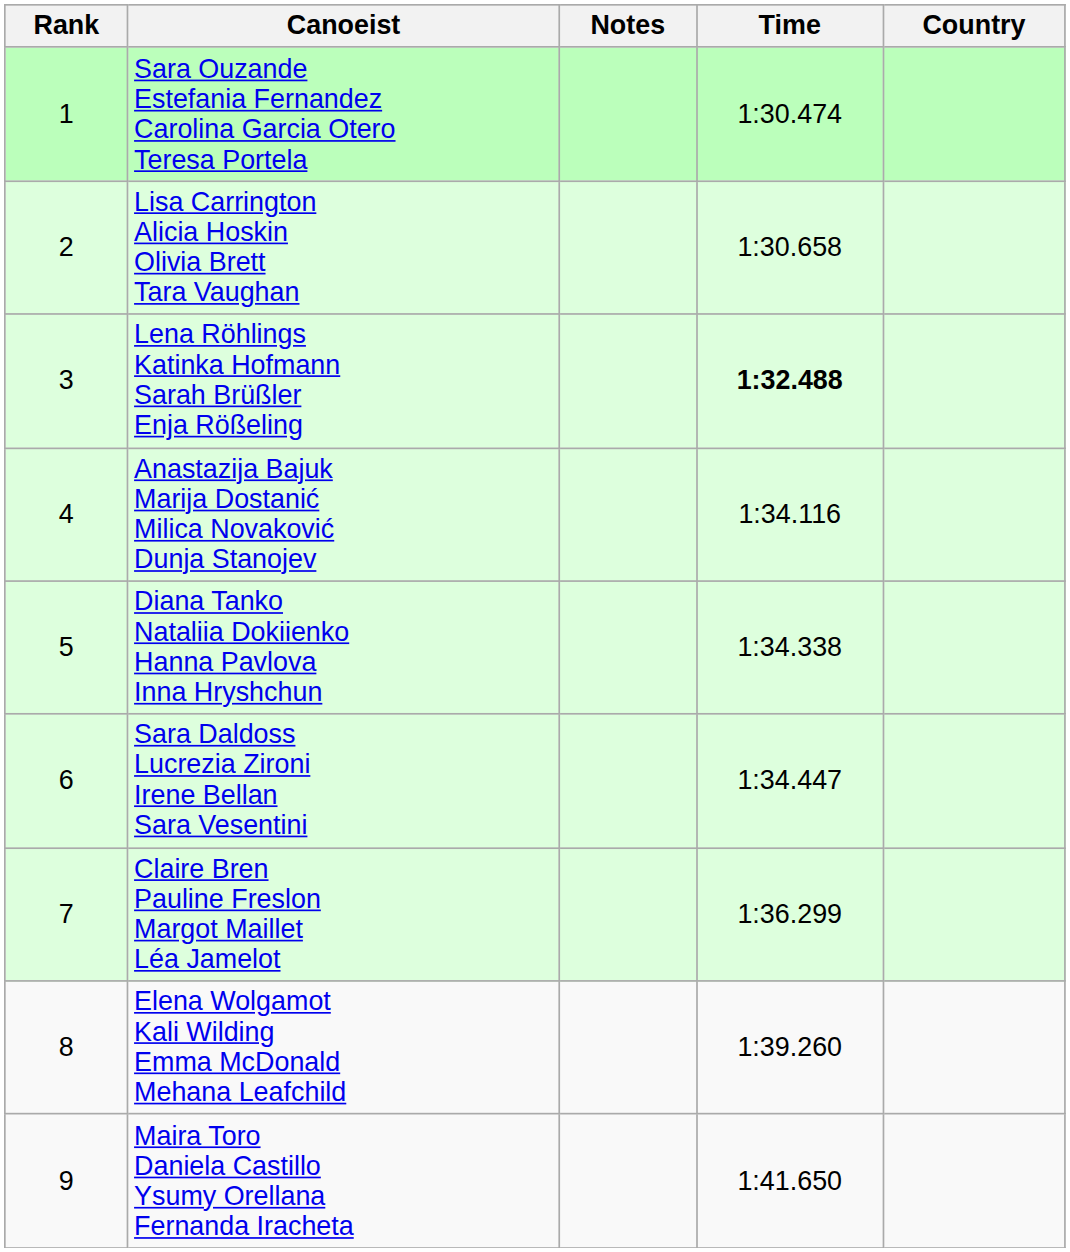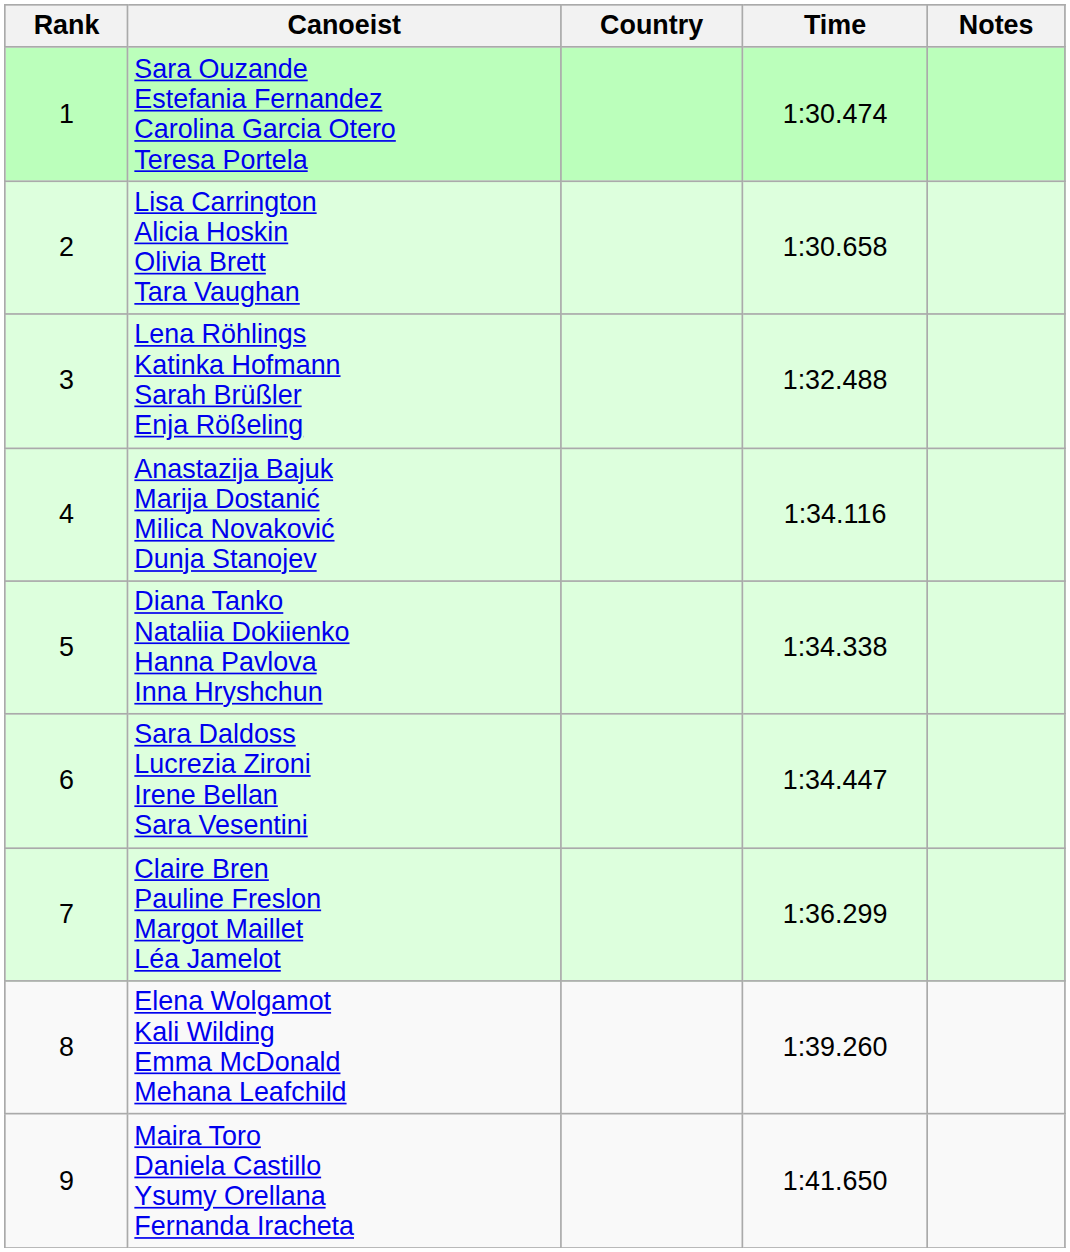columns swapped: (974, 25) <-> (628, 25)
(790, 380) bold -> (835, 380) normal
